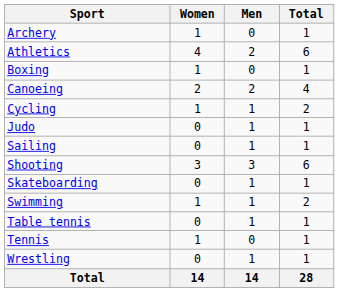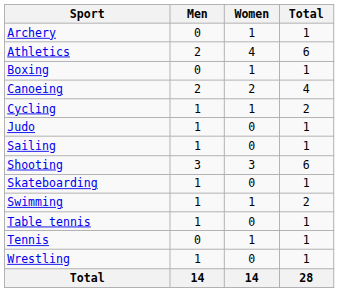columns swapped: (252, 14) <-> (197, 14)
